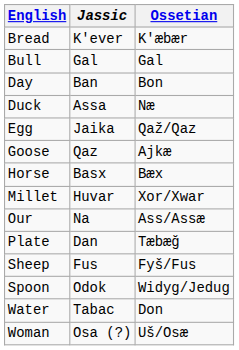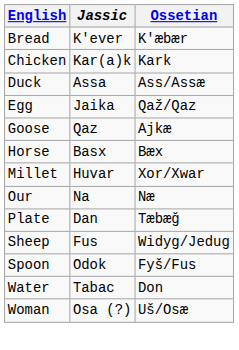- row: (25, 61)
+ row: (37, 61)
- row: (20, 84)
(146, 107) Næ -> (171, 84) Ass/Assæ
(171, 220) Ass/Assæ -> (146, 197) Næ
(167, 265) Fyš/Fus -> (184, 243) Widyg/Jedug
(184, 288) Widyg/Jedug -> (167, 265) Fyš/Fus
